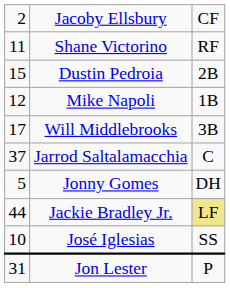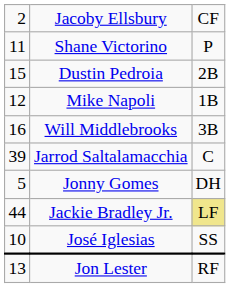(208, 45) RF -> (208, 45) P
(17, 128) 17 -> (17, 128) 16
(17, 156) 37 -> (17, 156) 39
(17, 268) 31 -> (17, 268) 13
(208, 268) P -> (208, 268) RF
